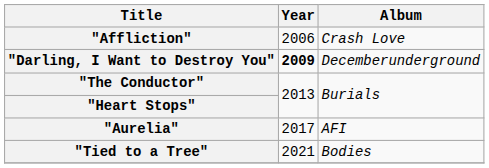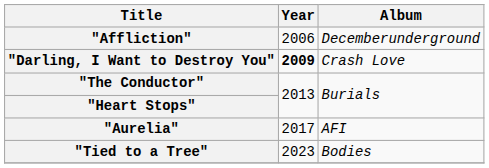(363, 39) Crash Love -> (401, 39) Decemberunderground
(401, 61) Decemberunderground -> (363, 61) Crash Love
(298, 152) 2021 -> (298, 152) 2023
